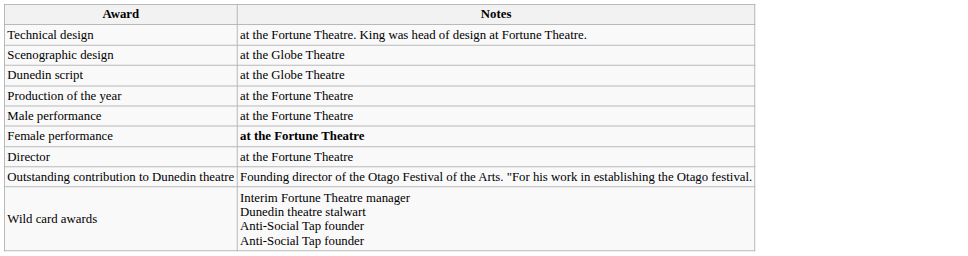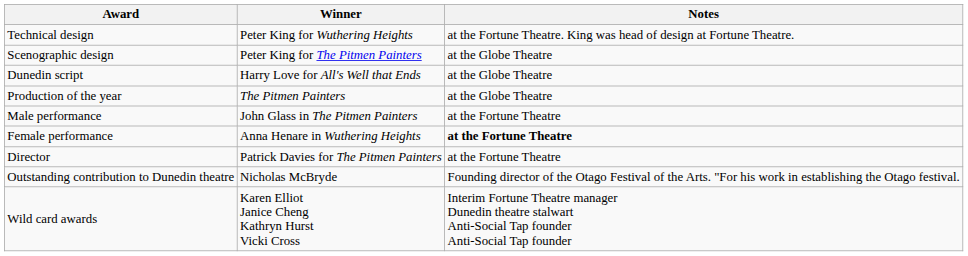+ column: (341, 14)
(297, 95) at the Fortune Theatre -> (500, 95) at the Globe Theatre
